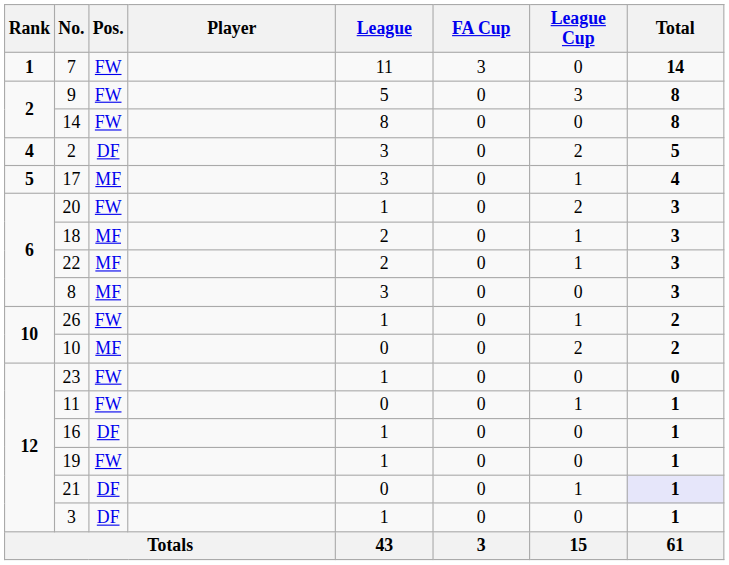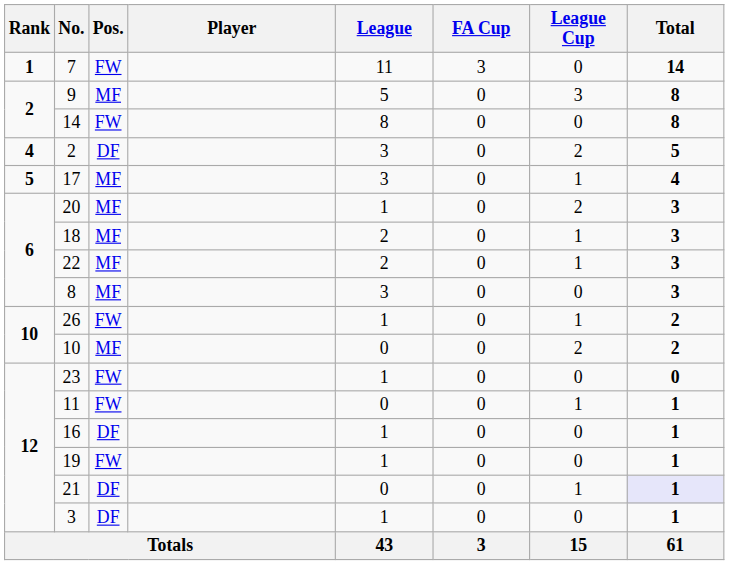(108, 94) FW -> (108, 94) MF
(108, 207) FW -> (108, 207) MF
